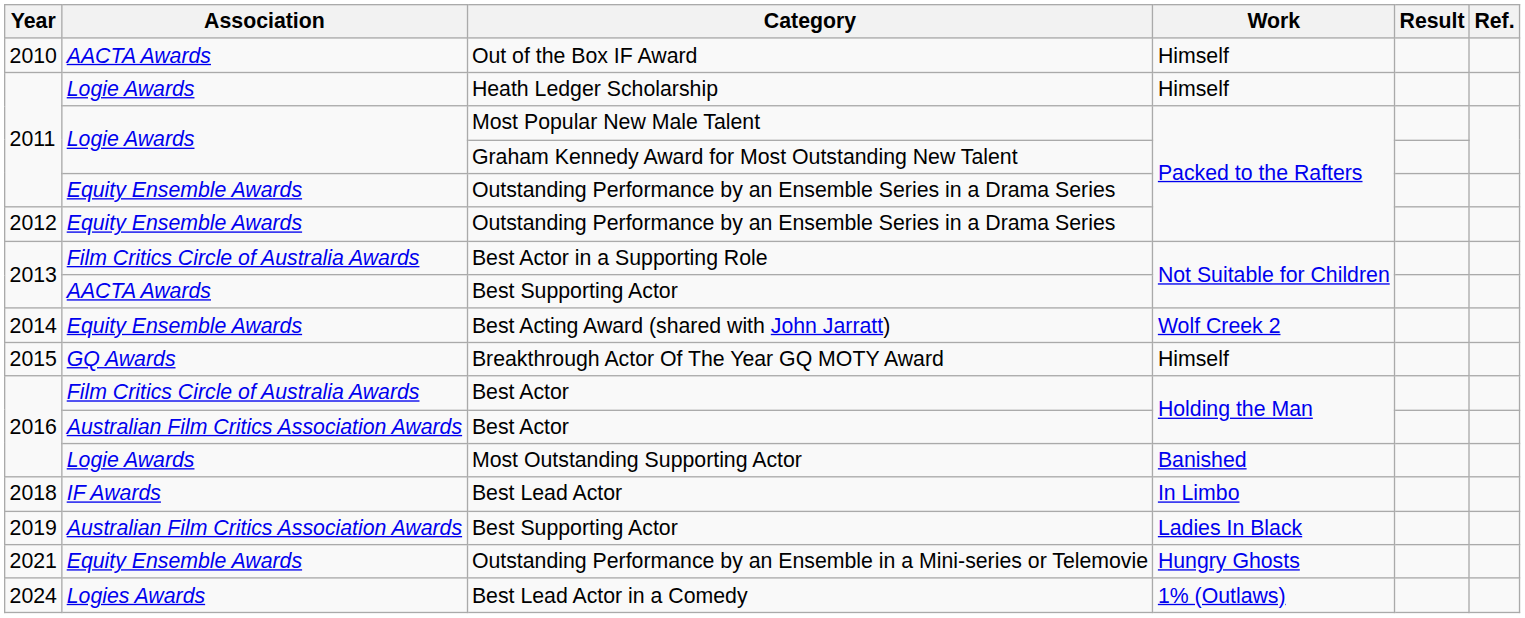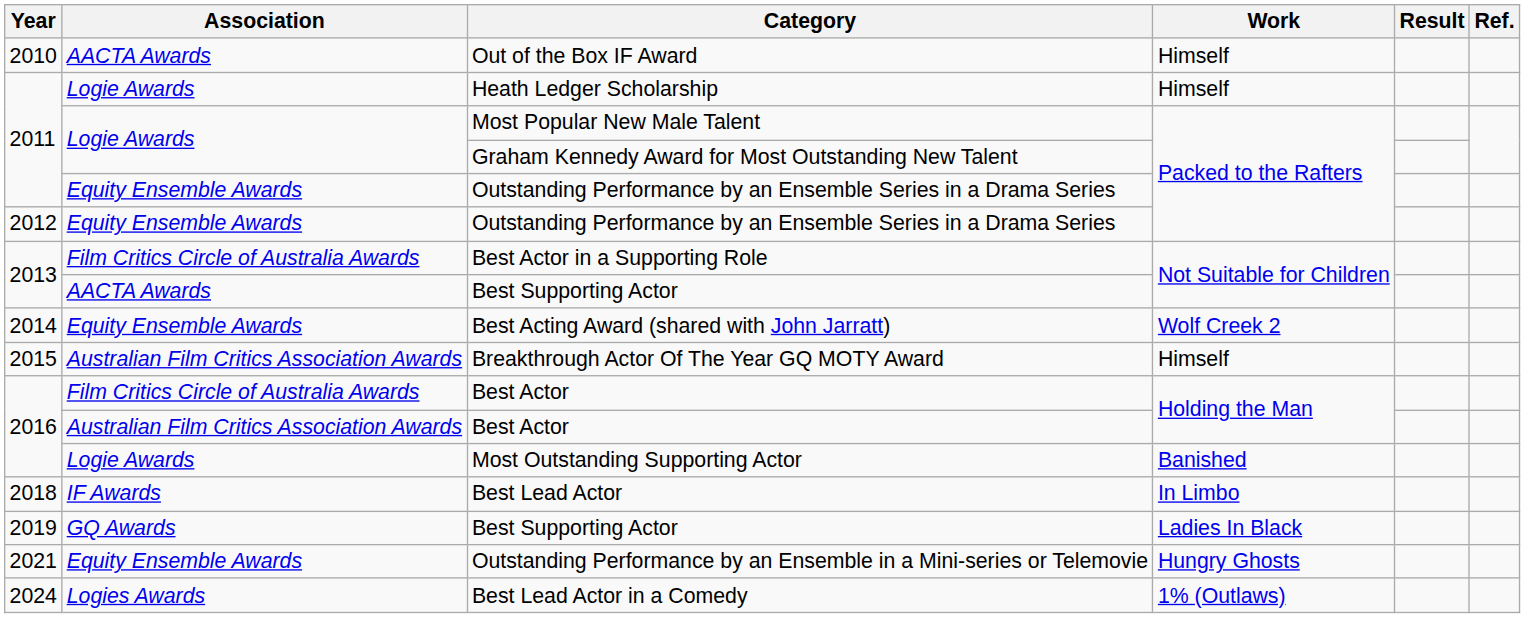(121, 358) GQ Awards -> (264, 358) Australian Film Critics Association Awards
(264, 527) Australian Film Critics Association Awards -> (121, 527) GQ Awards
